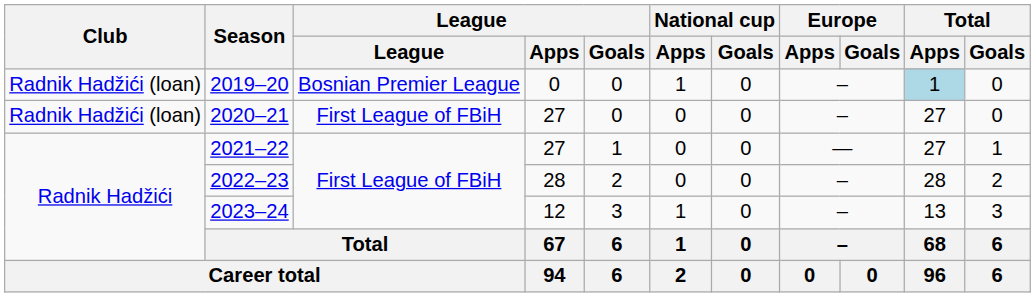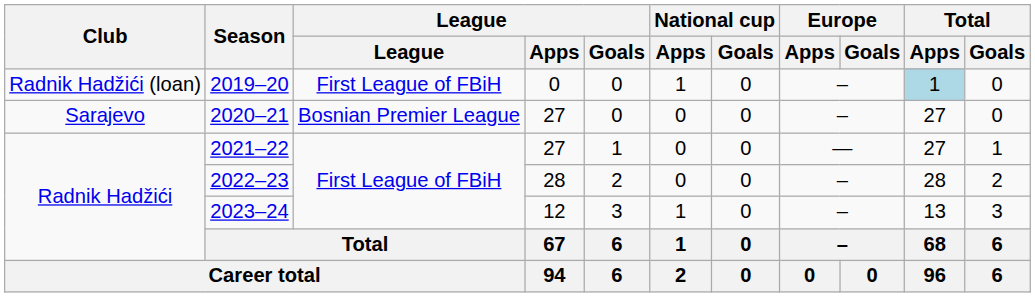(409, 84) Bosnian Premier League -> (409, 84) First League of FBiH
(105, 116) Radnik Hadžići (loan) -> (105, 116) Sarajevo
(409, 116) First League of FBiH -> (409, 116) Bosnian Premier League
